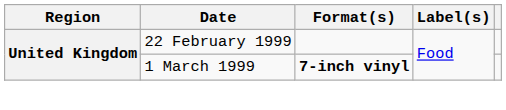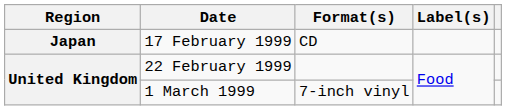+ row: (218, 42)
(354, 67) bold -> (354, 92) normal
